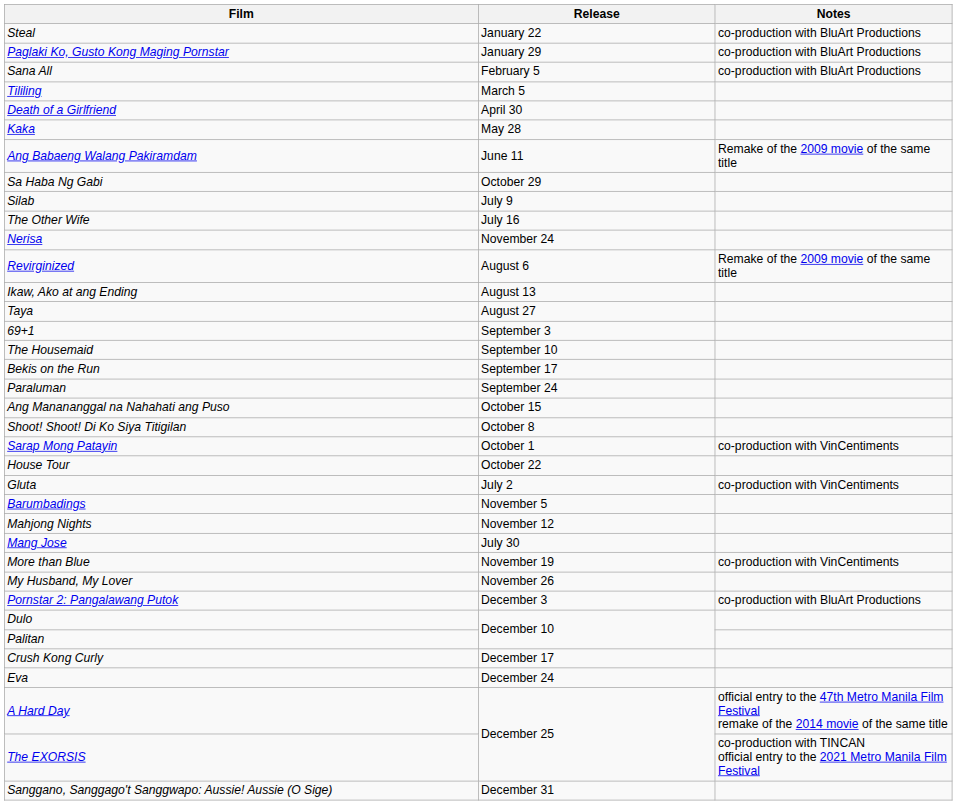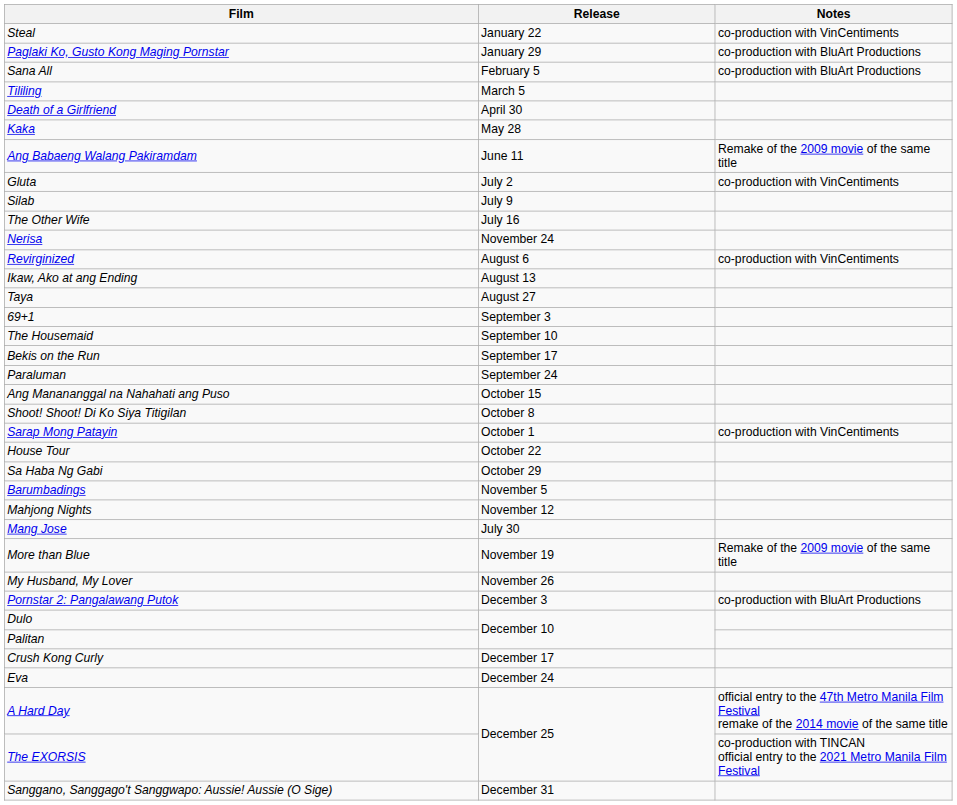(819, 33) co-production with BluArt Productions -> (808, 33) co-production with VinCentiments
rows swapped: (22, 485) <-> (55, 182)
(824, 266) Remake of the 2009 movie of the same title -> (808, 259) co-production with VinCentiments
(808, 562) co-production with VinCentiments -> (824, 555) Remake of the 2009 movie of the same title
